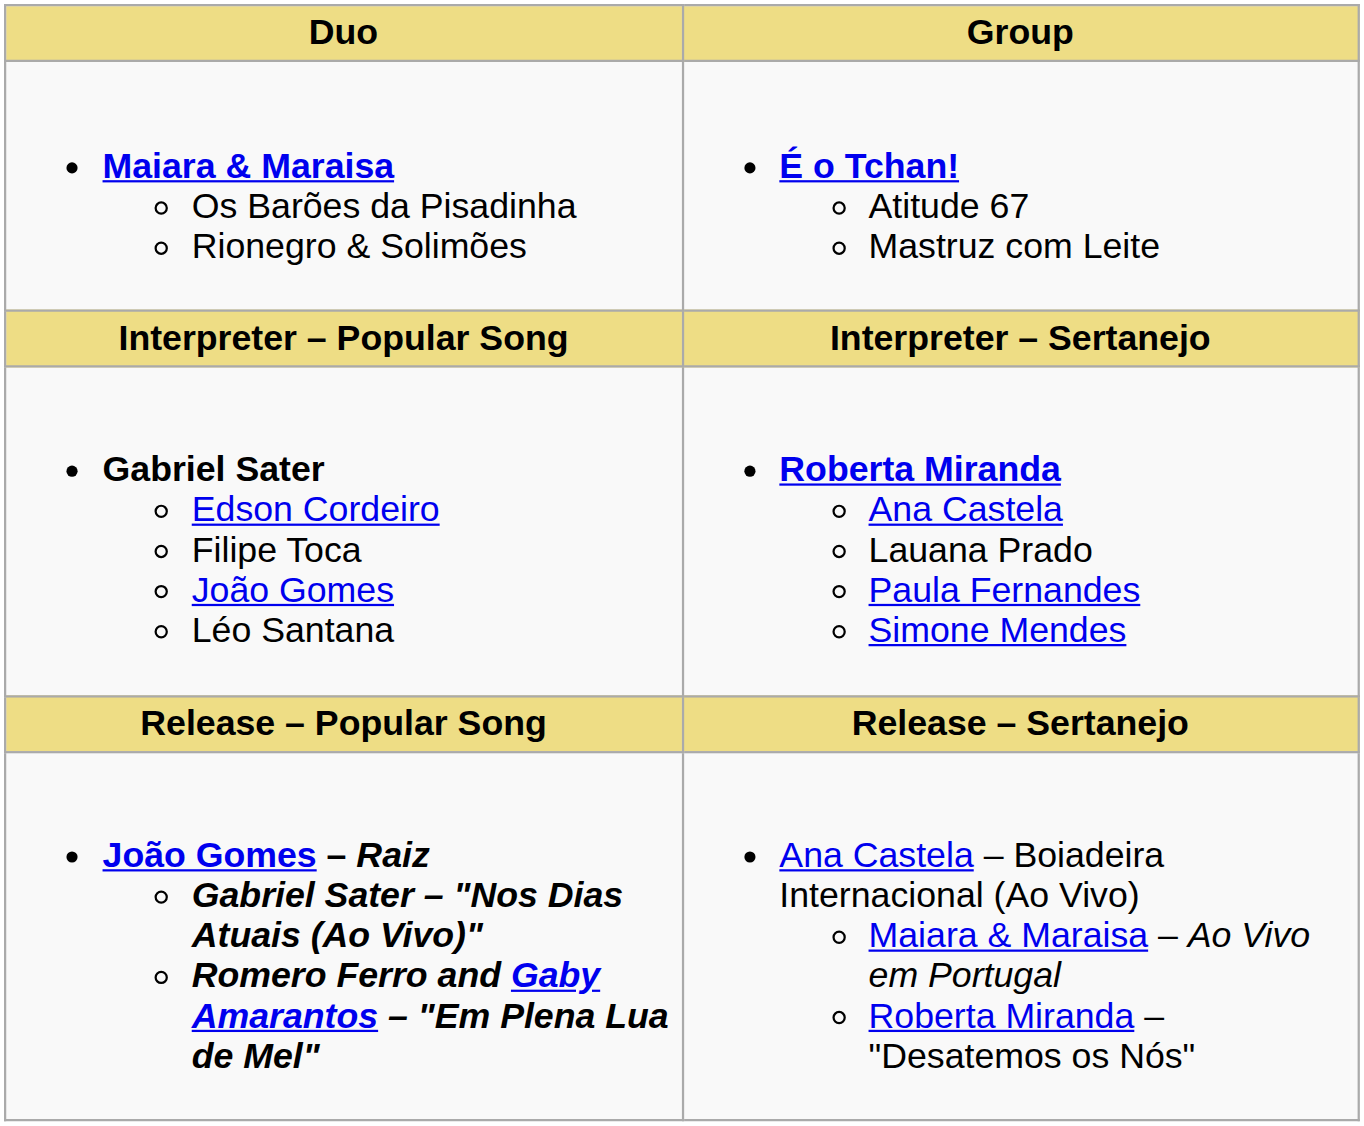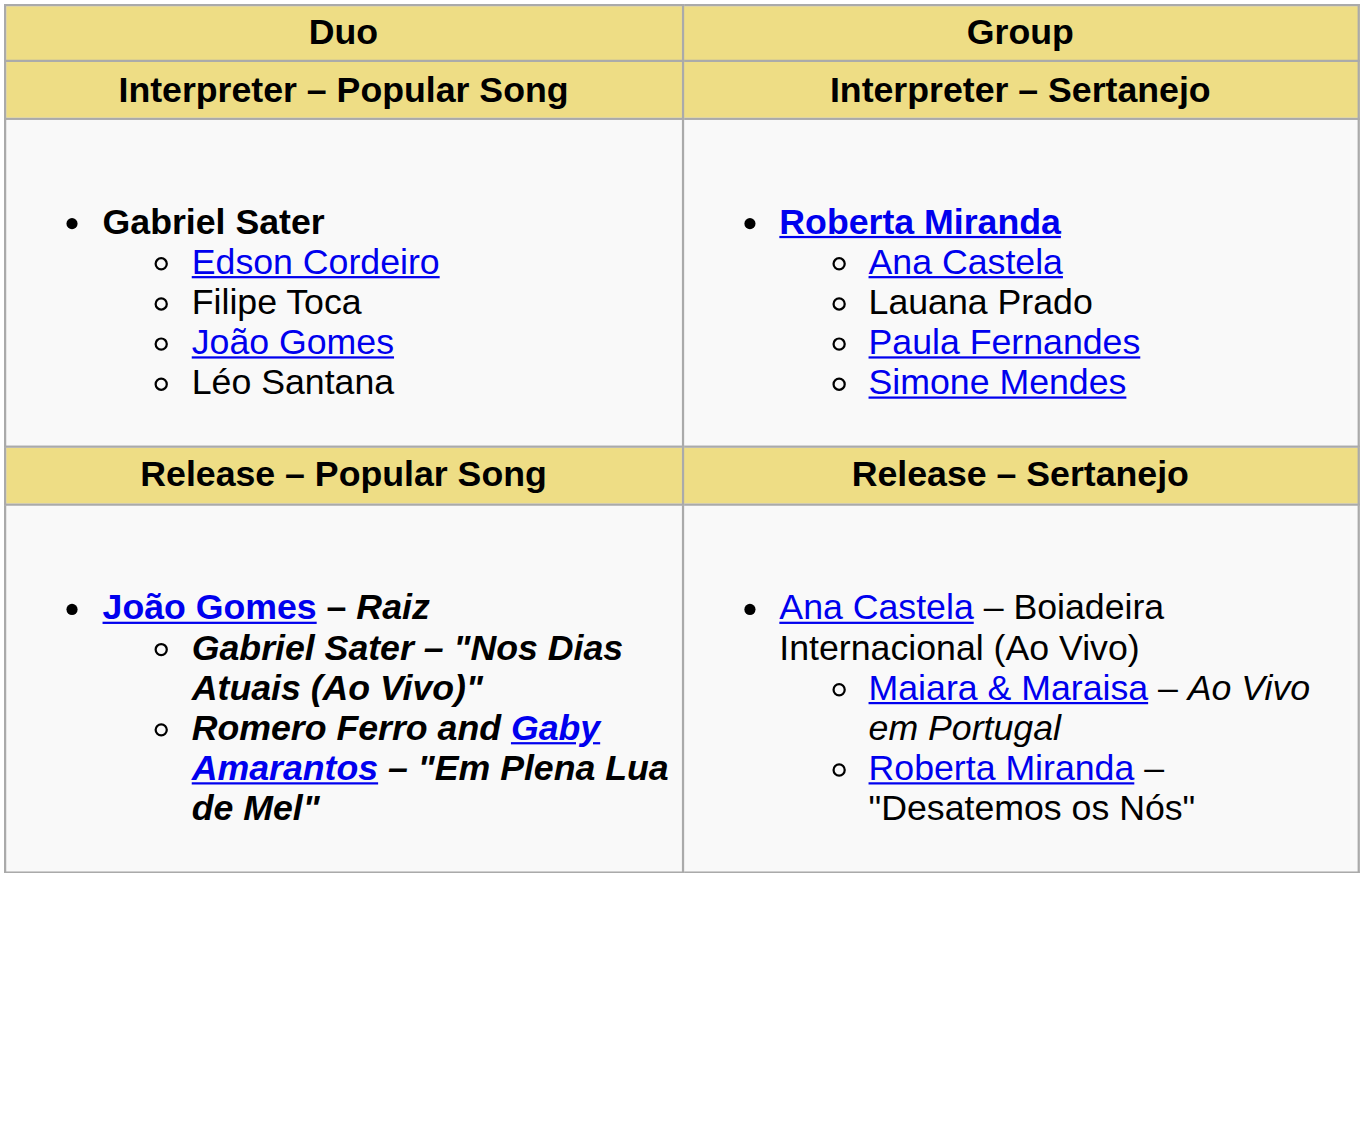- row: (344, 206)
